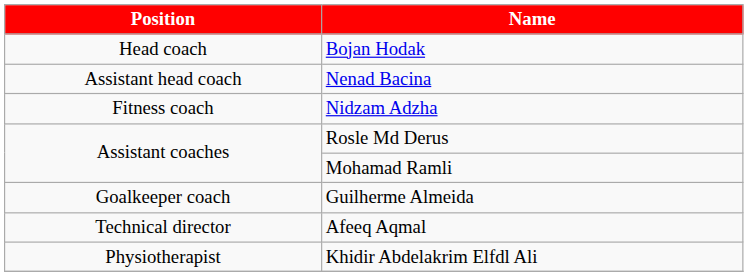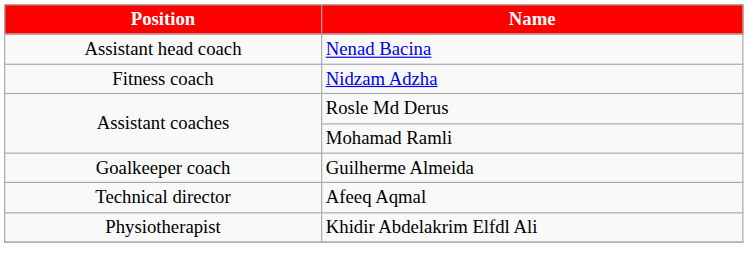- row: (375, 49)
